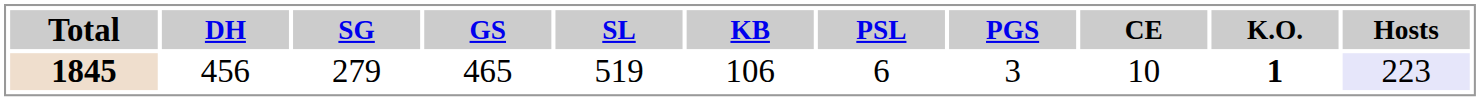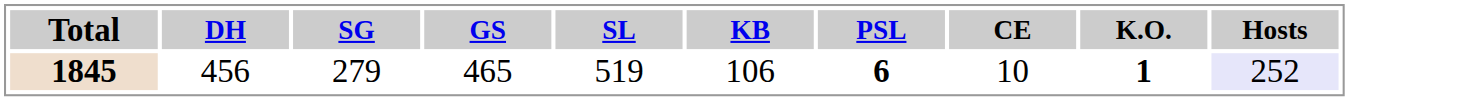- column: (1013, 30)
(881, 71) normal -> (881, 71) bold
(1406, 71) 223 -> (1275, 71) 252
